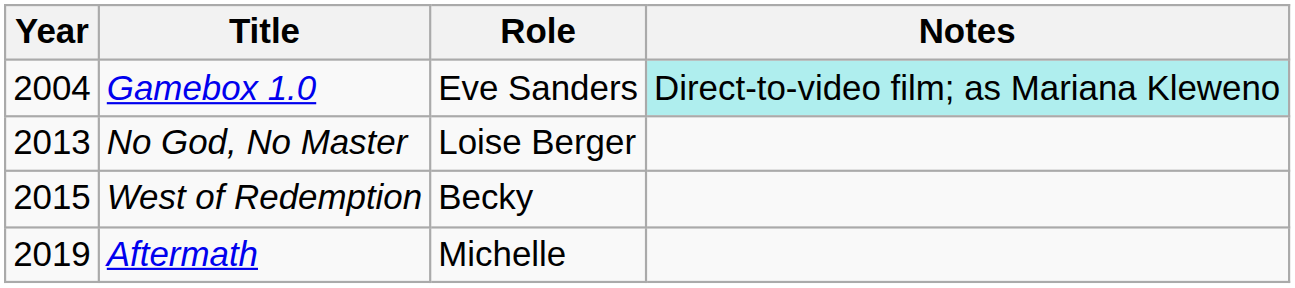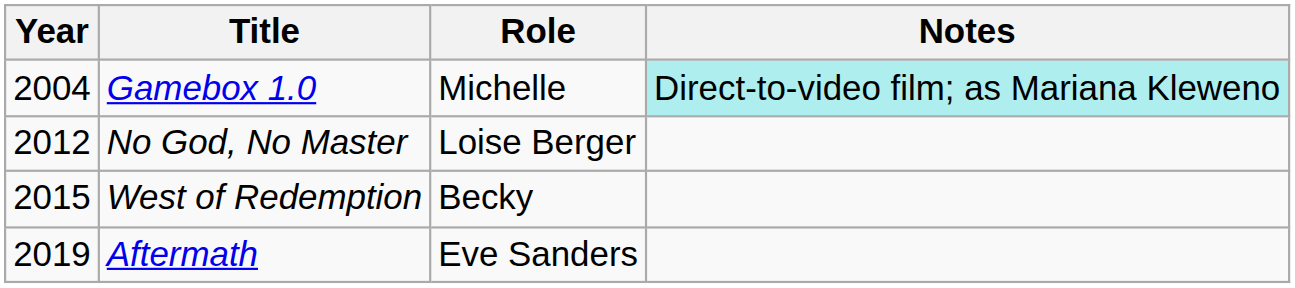(538, 87) Eve Sanders -> (502, 87) Michelle
(52, 142) 2013 -> (52, 142) 2012
(502, 253) Michelle -> (538, 253) Eve Sanders
